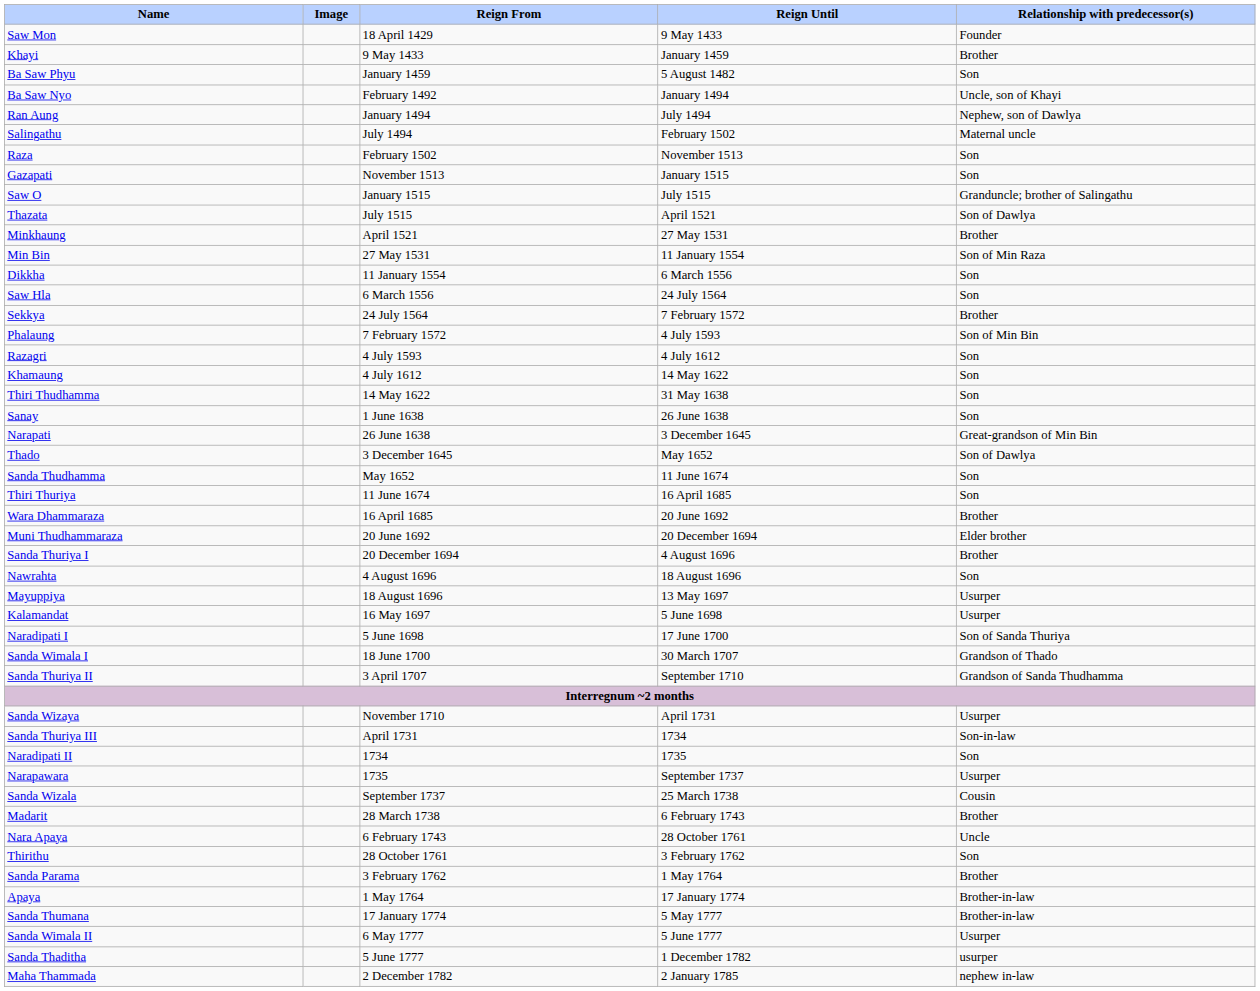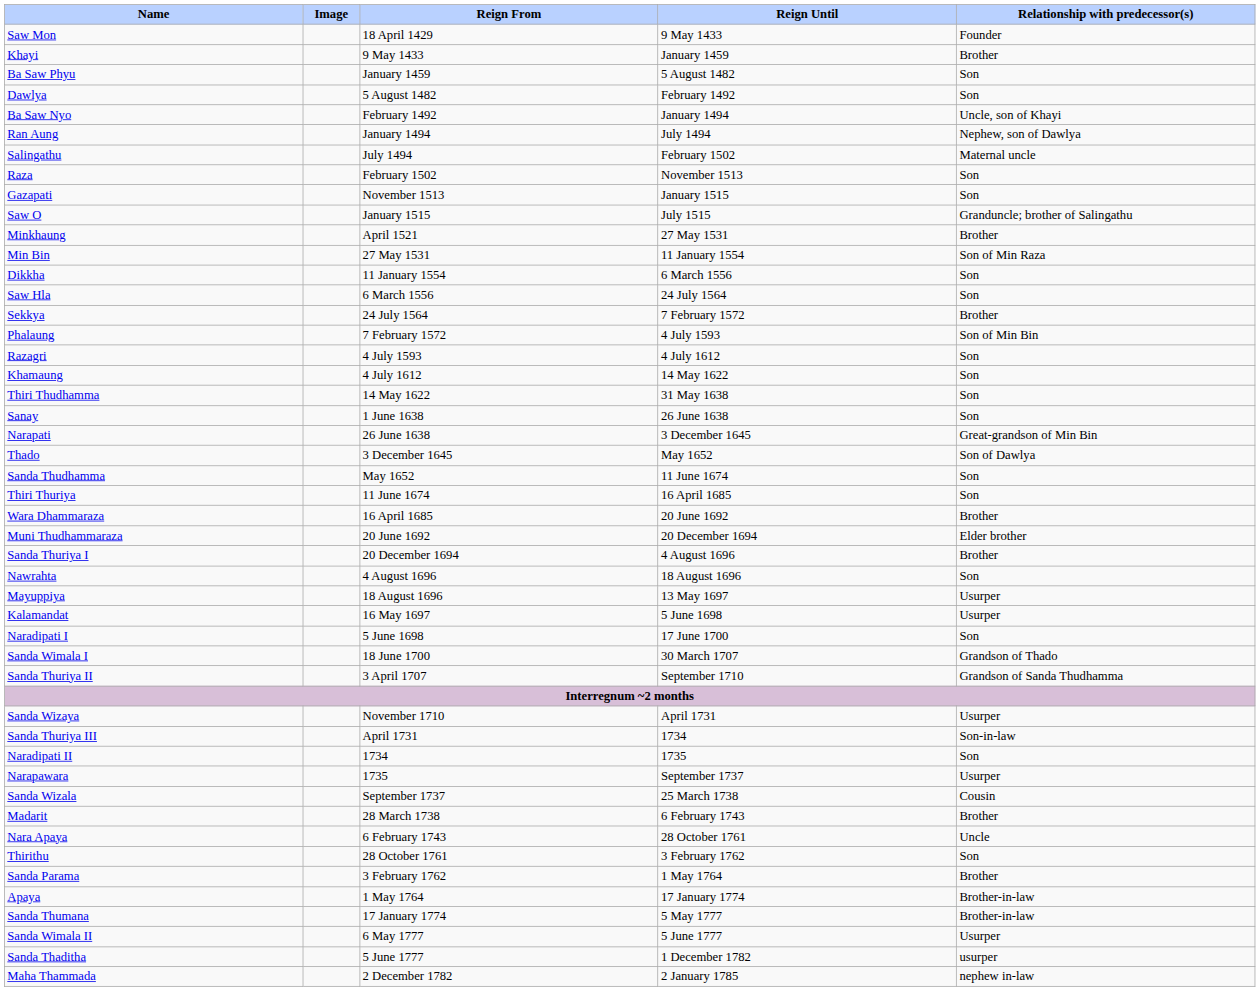+ row: (27, 94)
- row: (27, 214)
(1015, 635) Son of Sanda Thuriya -> (969, 635) Son
